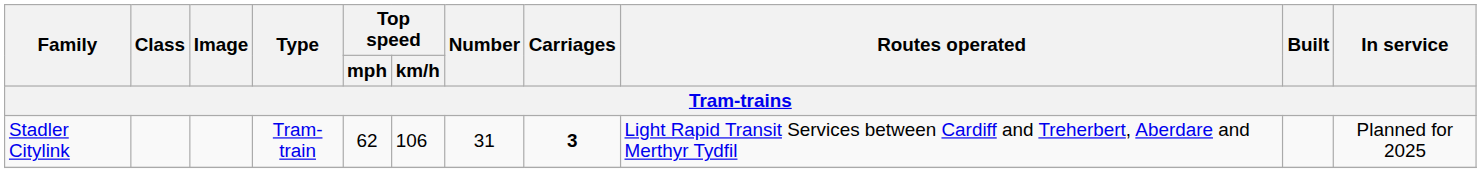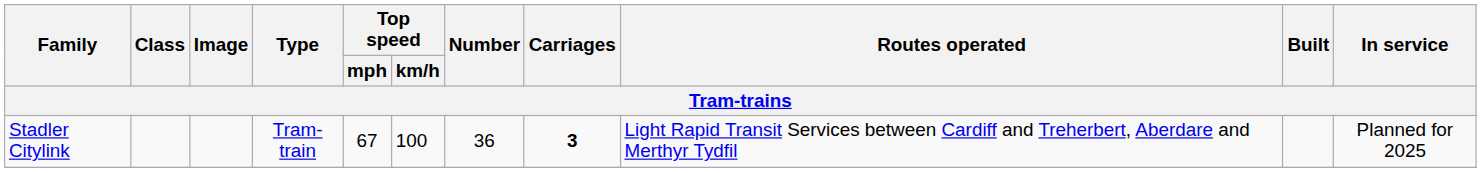(367, 141) 62 -> (367, 141) 67
(411, 141) 106 -> (411, 141) 100
(484, 141) 31 -> (484, 141) 36
